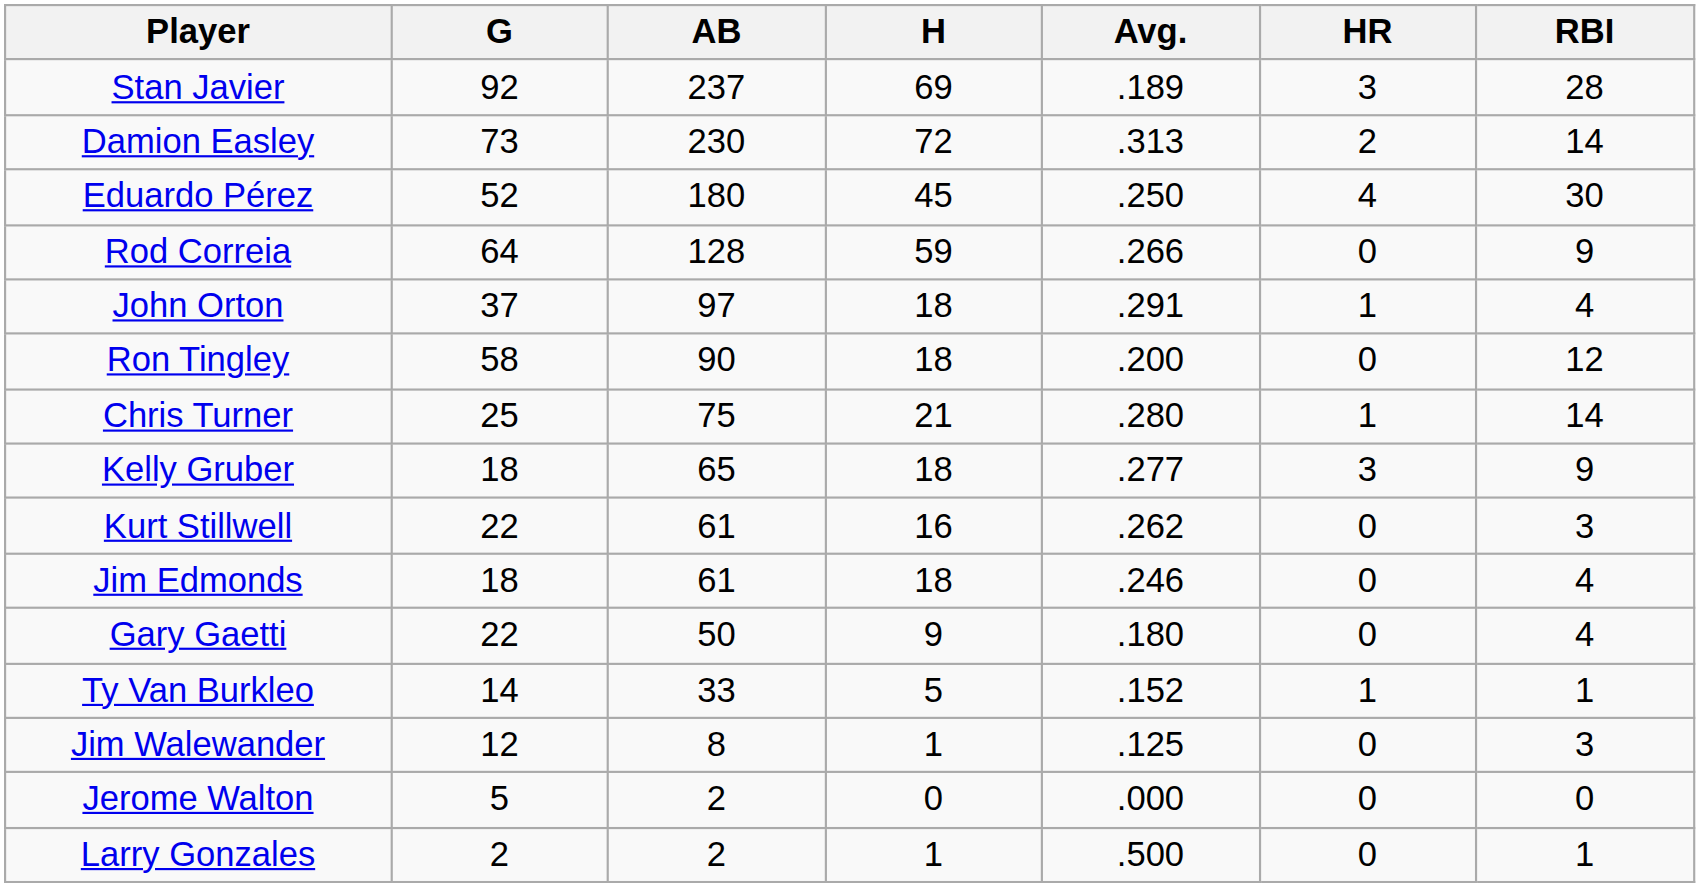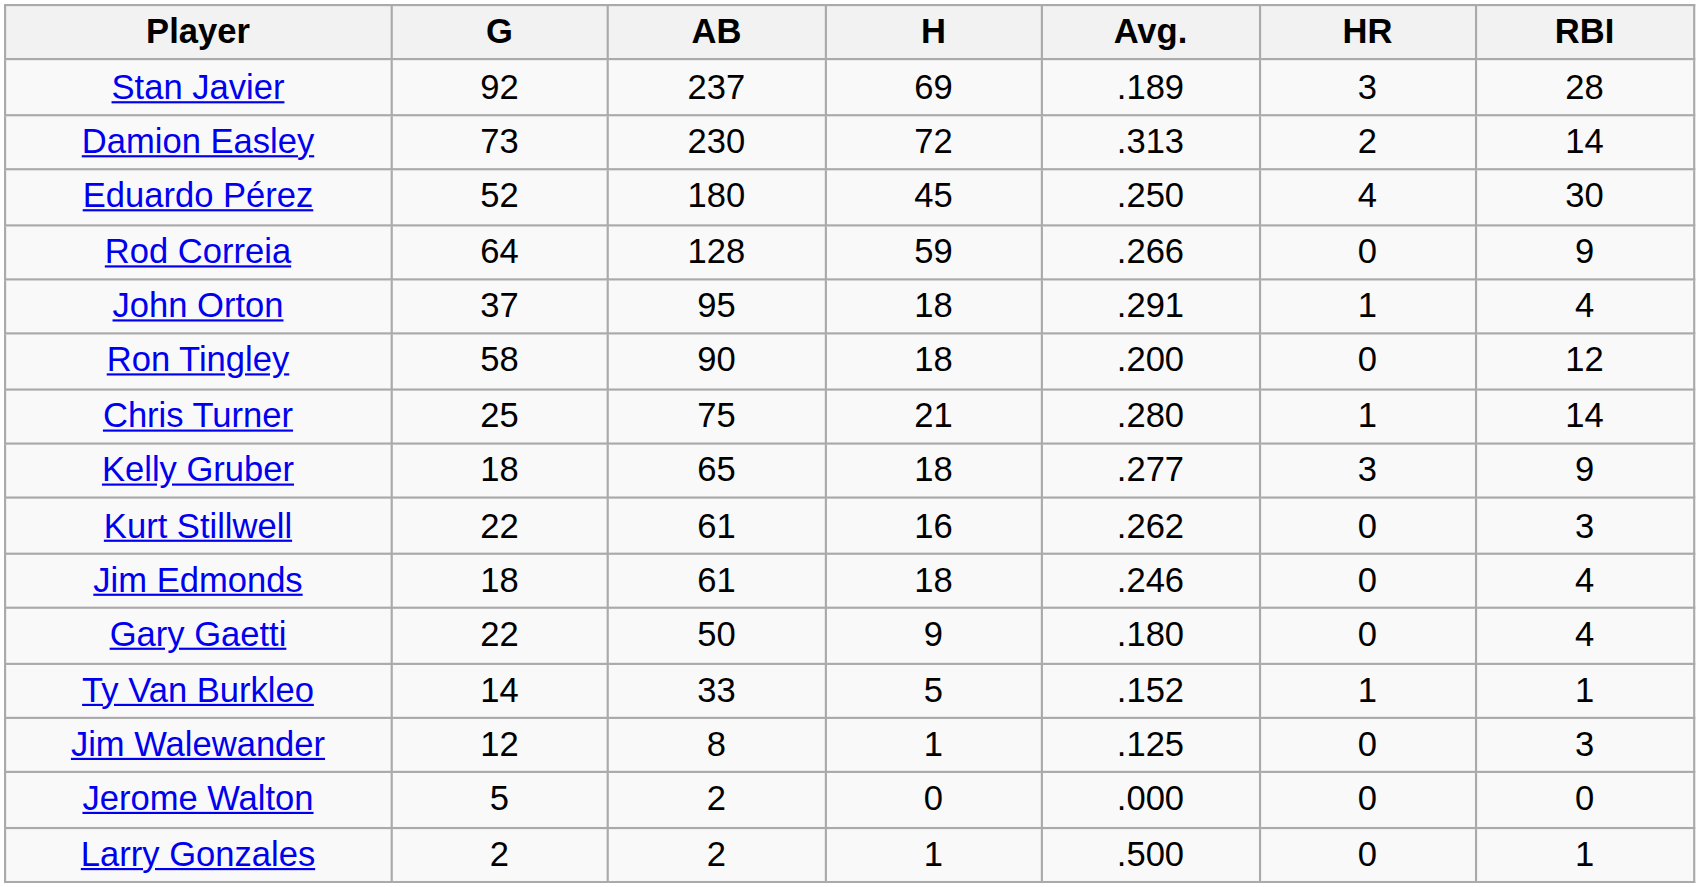(716, 305) 97 -> (716, 305) 95
